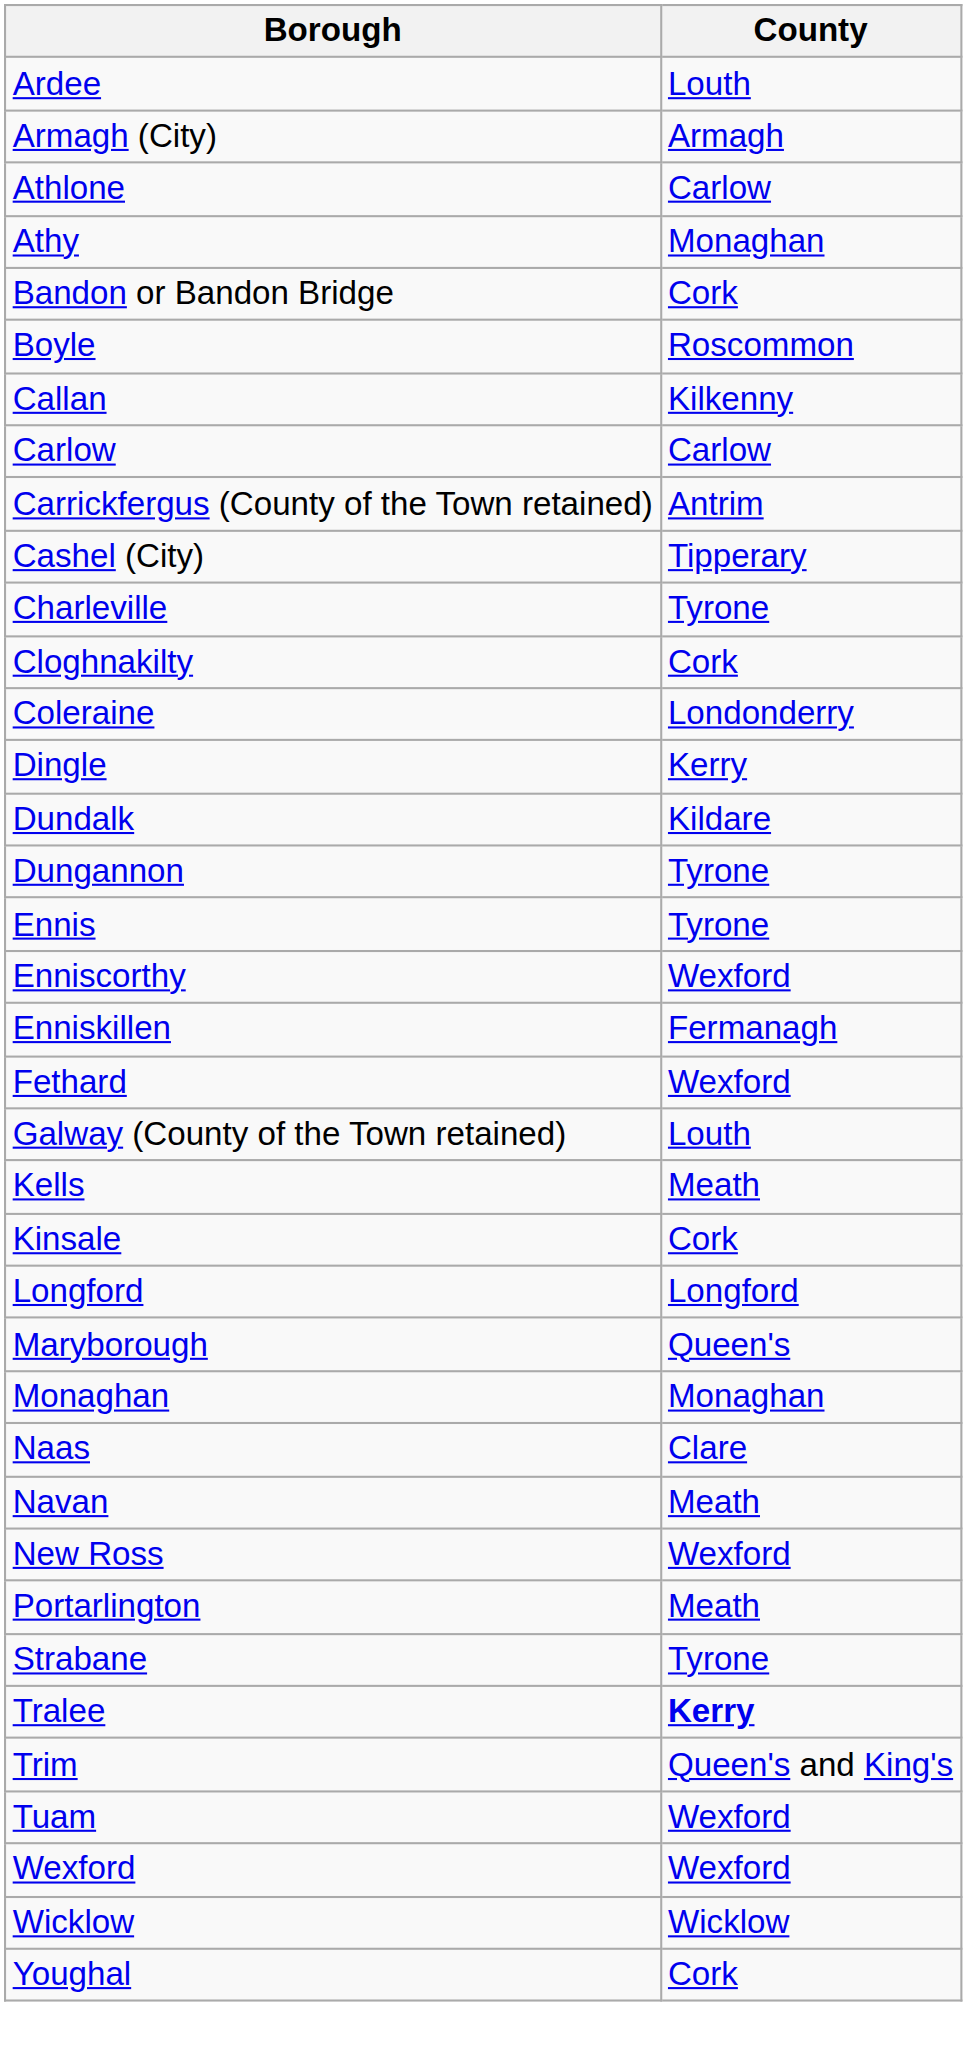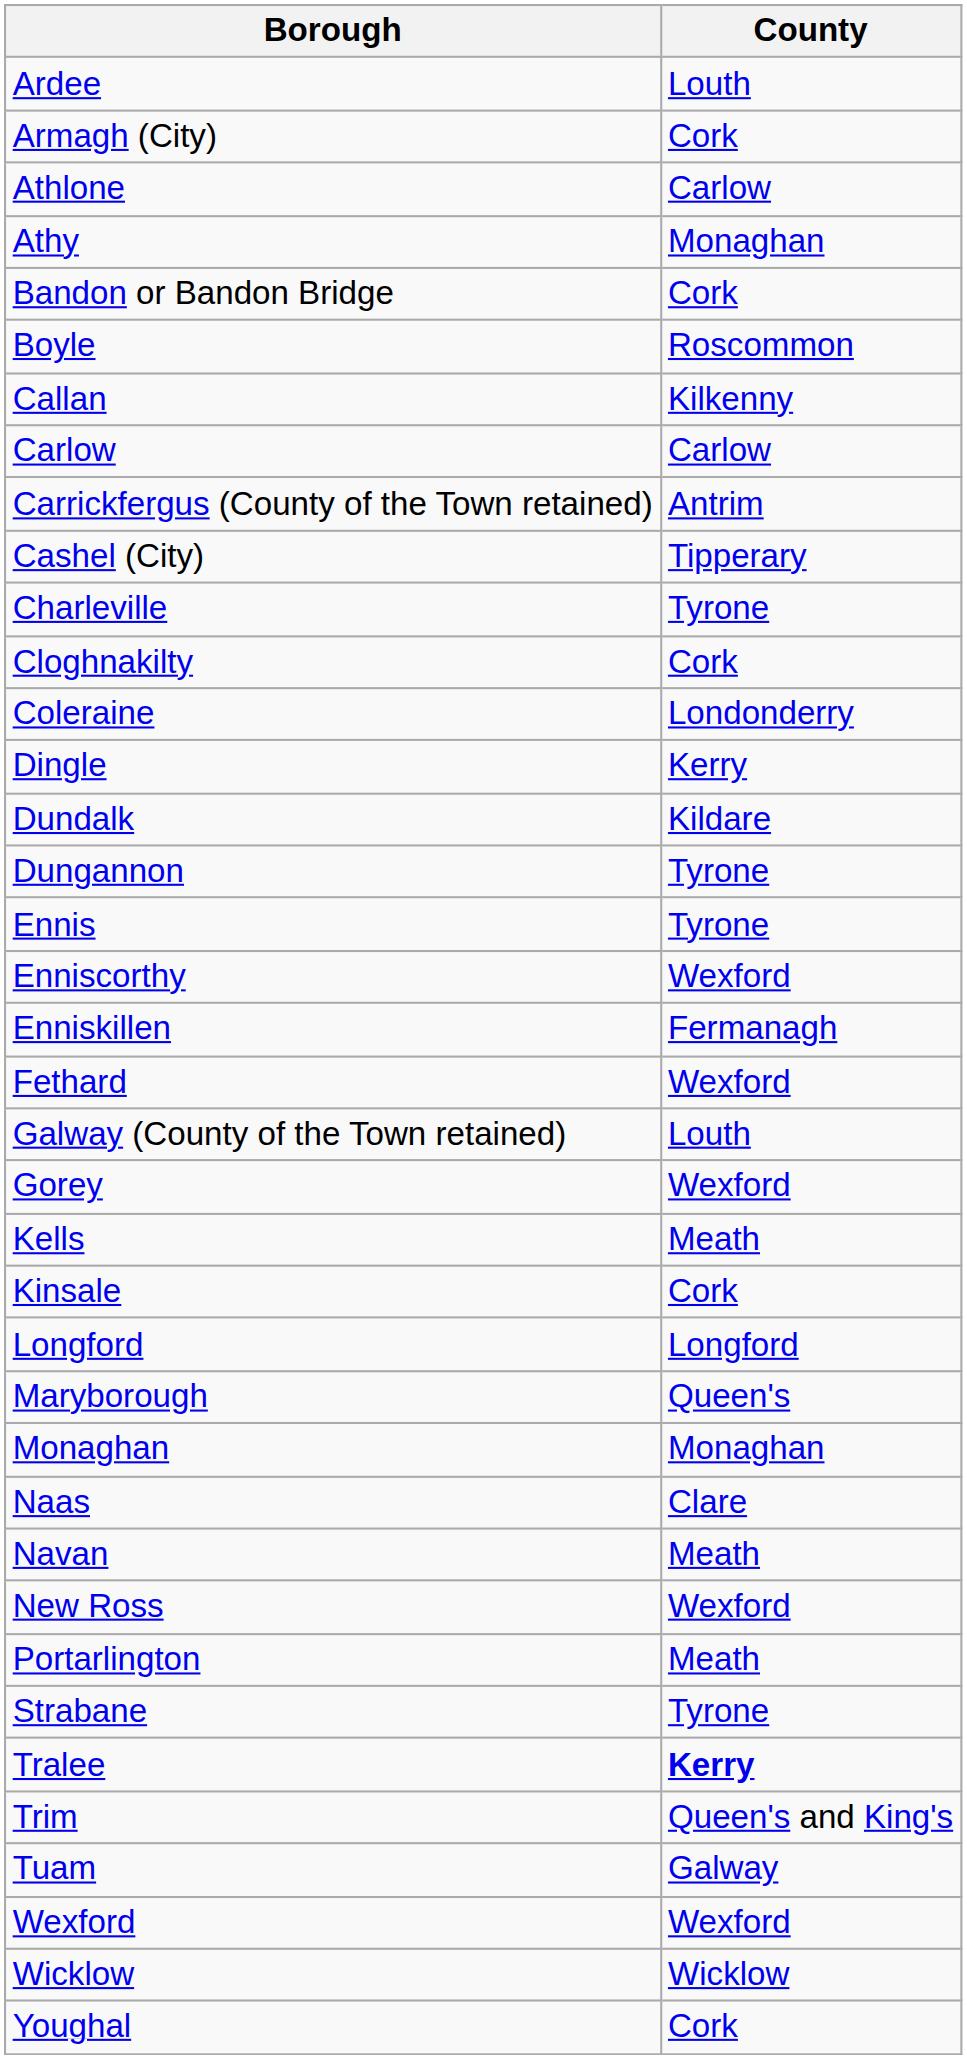(726, 135) Armagh -> (703, 135) Cork
+ row: (58, 1186)
(729, 1816) Wexford -> (723, 1869) Galway
